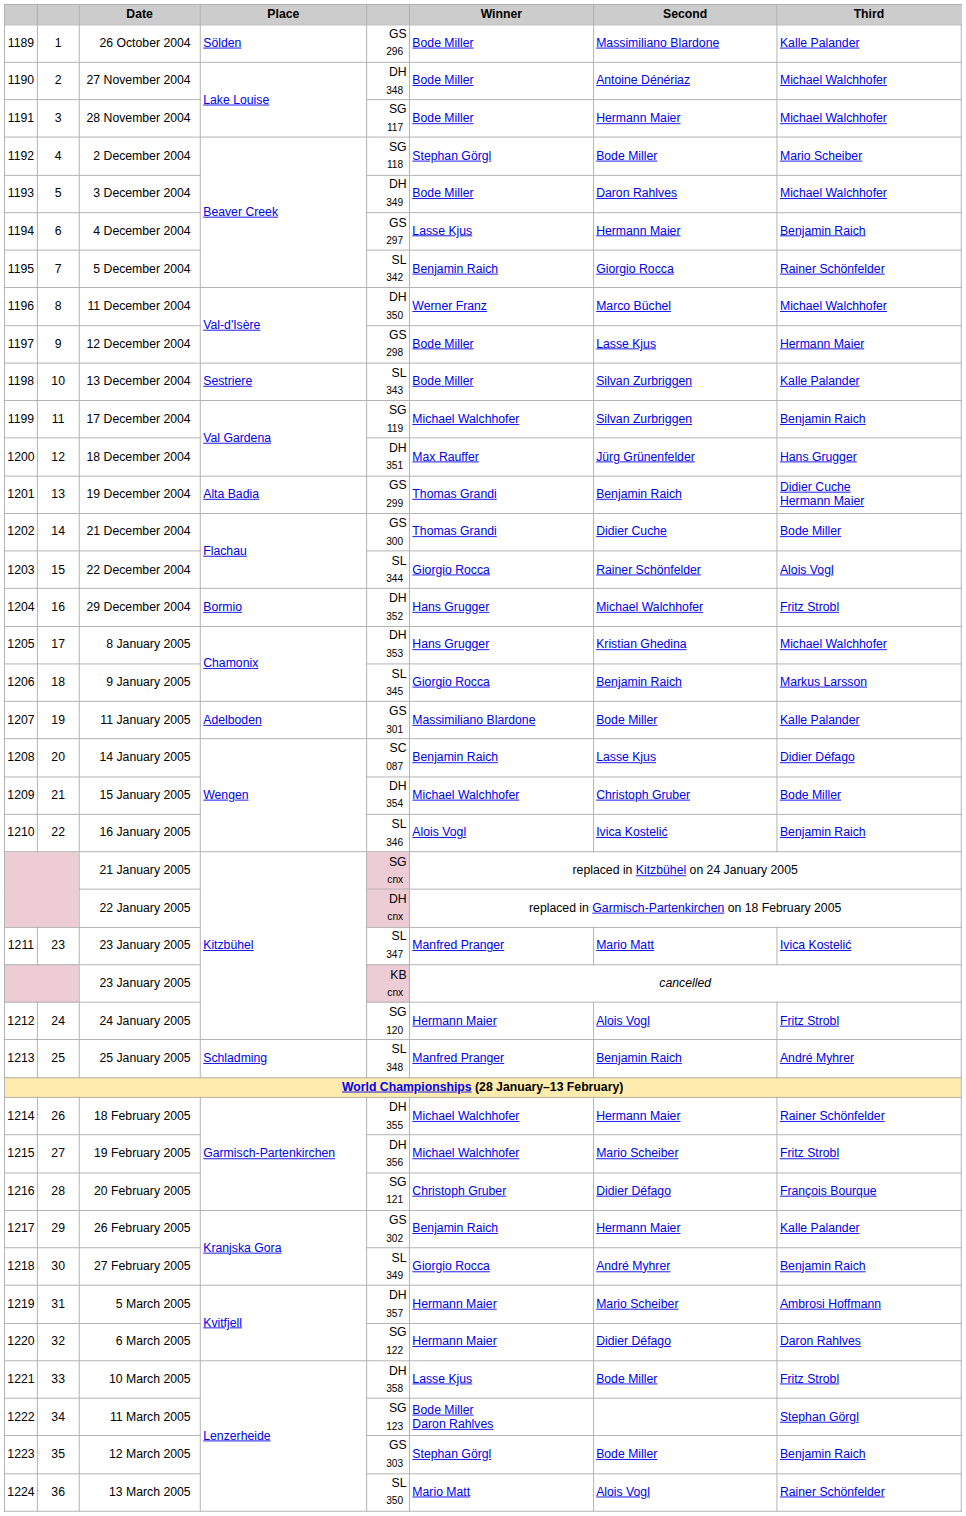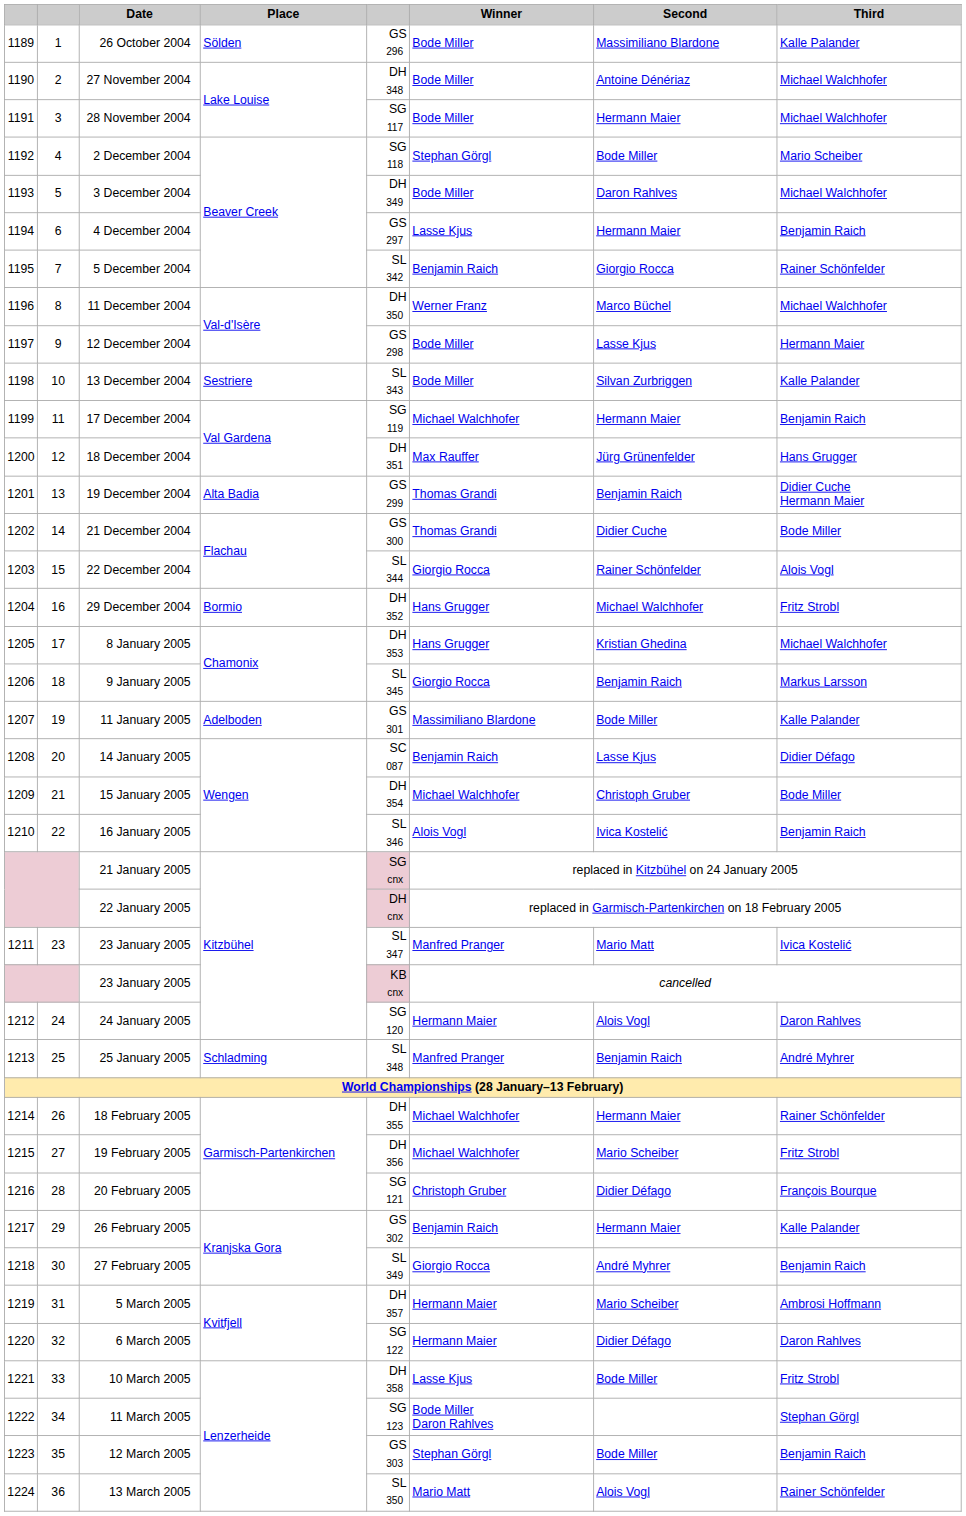(644, 419) Silvan Zurbriggen -> (638, 419) Hermann Maier
(810, 1020) Fritz Strobl -> (820, 1020) Daron Rahlves
